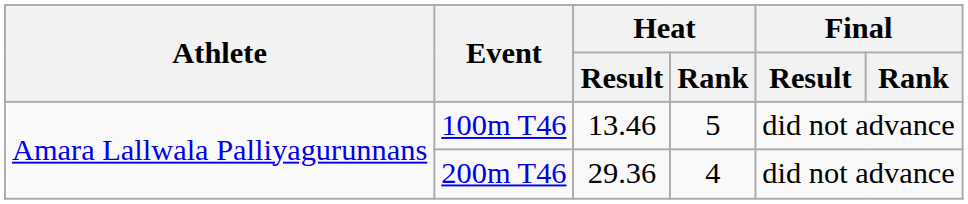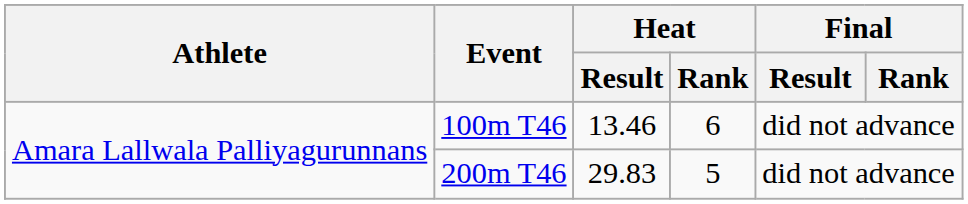(713, 125) 5 -> (713, 125) 6
(622, 173) 29.36 -> (622, 173) 29.83
(713, 173) 4 -> (713, 173) 5
